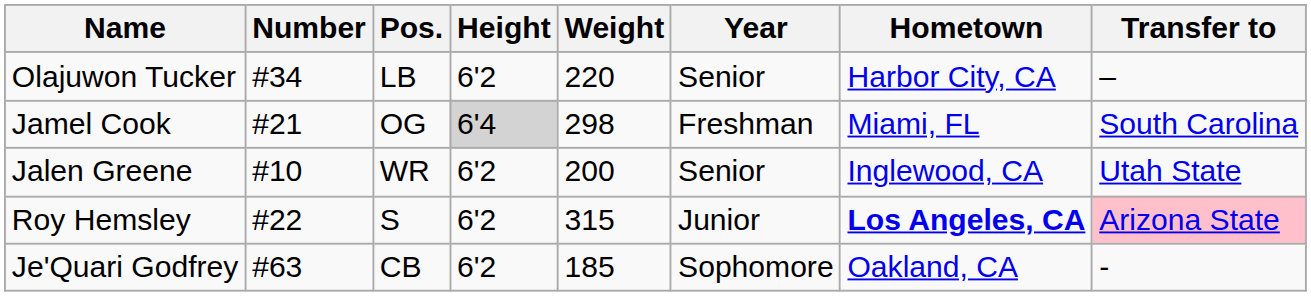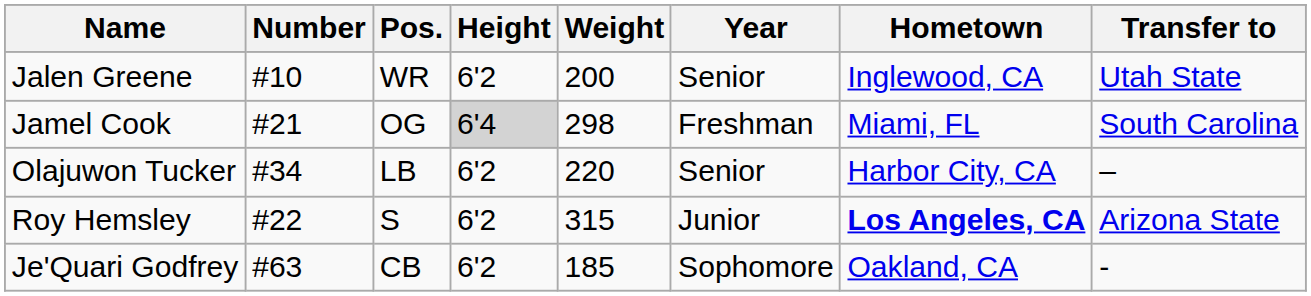rows swapped: (102, 171) <-> (124, 76)
(1190, 219) pink background -> (1190, 219) no background
